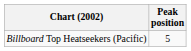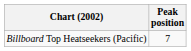(168, 38) 5 -> (168, 38) 7
